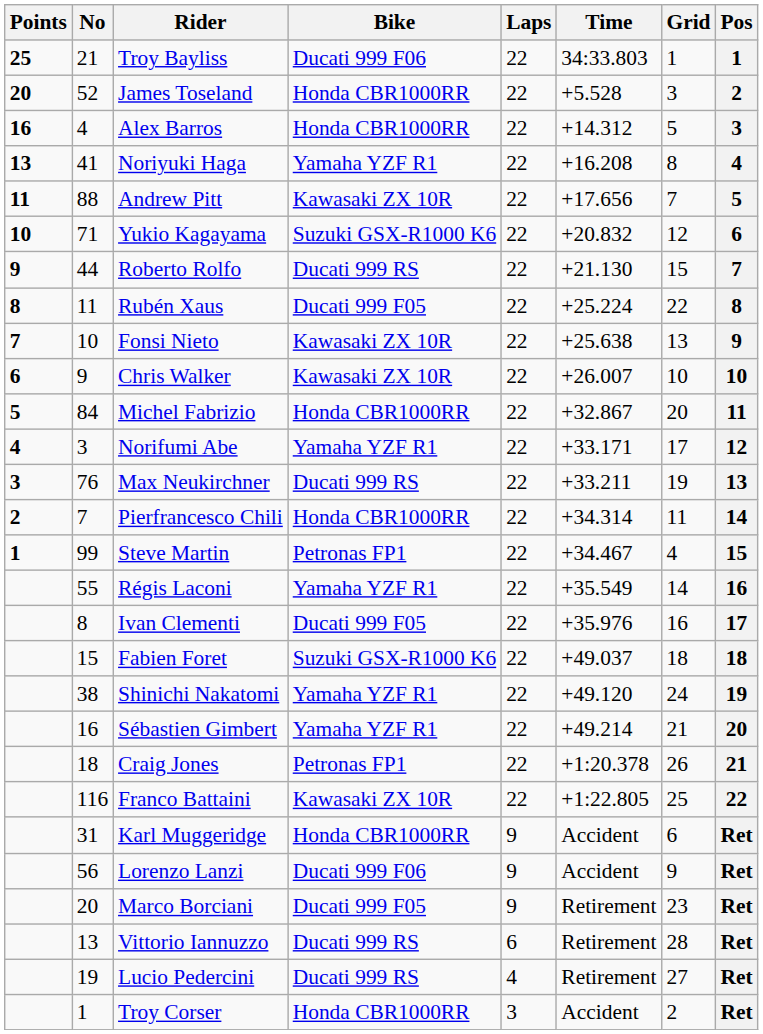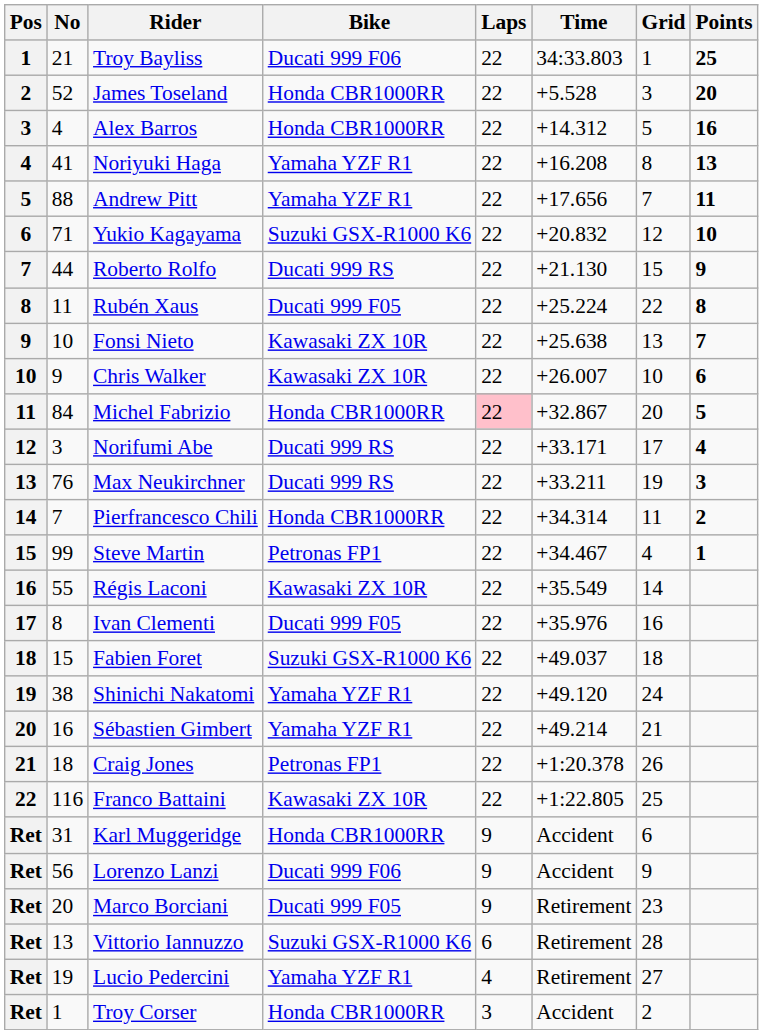columns swapped: (737, 22) <-> (38, 22)
(372, 199) Kawasaki ZX 10R -> (340, 199) Yamaha YZF R1
(517, 411) no background -> (492, 411) pink background
(365, 446) Yamaha YZF R1 -> (331, 446) Ducati 999 RS
(365, 587) Yamaha YZF R1 -> (347, 587) Kawasaki ZX 10R
(356, 941) Ducati 999 RS -> (369, 941) Suzuki GSX-R1000 K6
(356, 976) Ducati 999 RS -> (340, 976) Yamaha YZF R1
